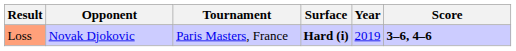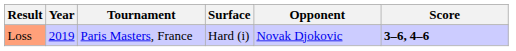columns swapped: (368, 14) <-> (109, 14)
(326, 35) bold -> (229, 35) normal
